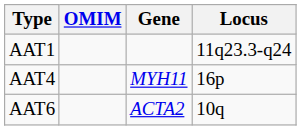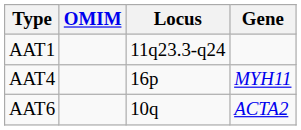columns swapped: (159, 19) <-> (244, 19)
